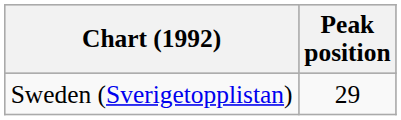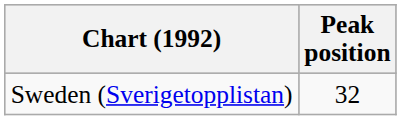(347, 93) 29 -> (347, 93) 32
